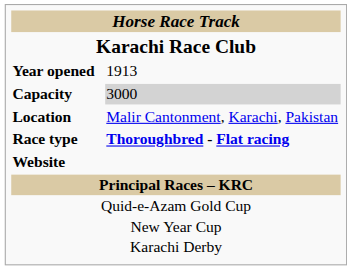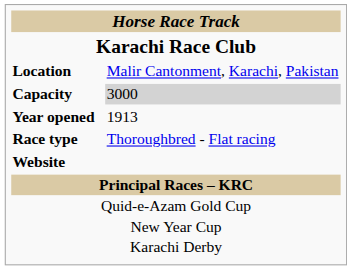rows swapped: (42, 116) <-> (53, 71)
(198, 139) bold -> (191, 139) normal
